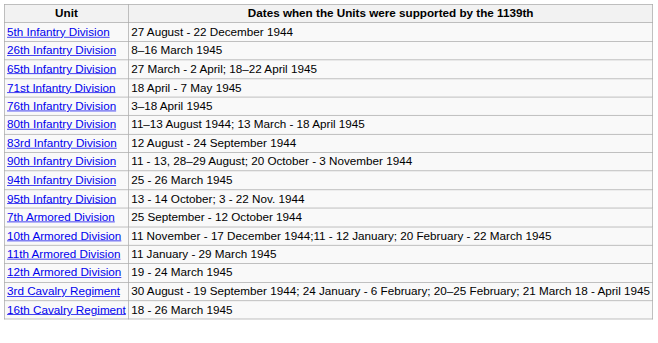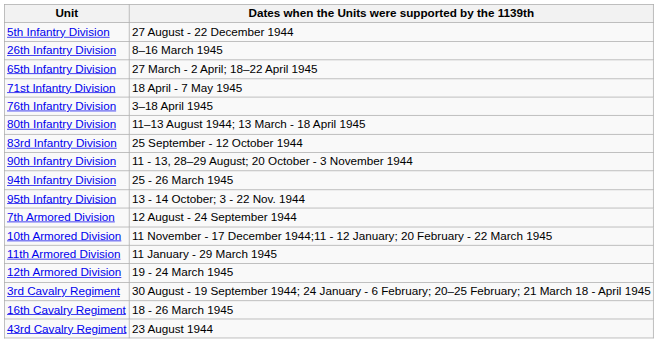(214, 143) 12 August - 24 September 1944 -> (217, 143) 25 September - 12 October 1944
(217, 217) 25 September - 12 October 1944 -> (214, 217) 12 August - 24 September 1944
+ row: (67, 328)
